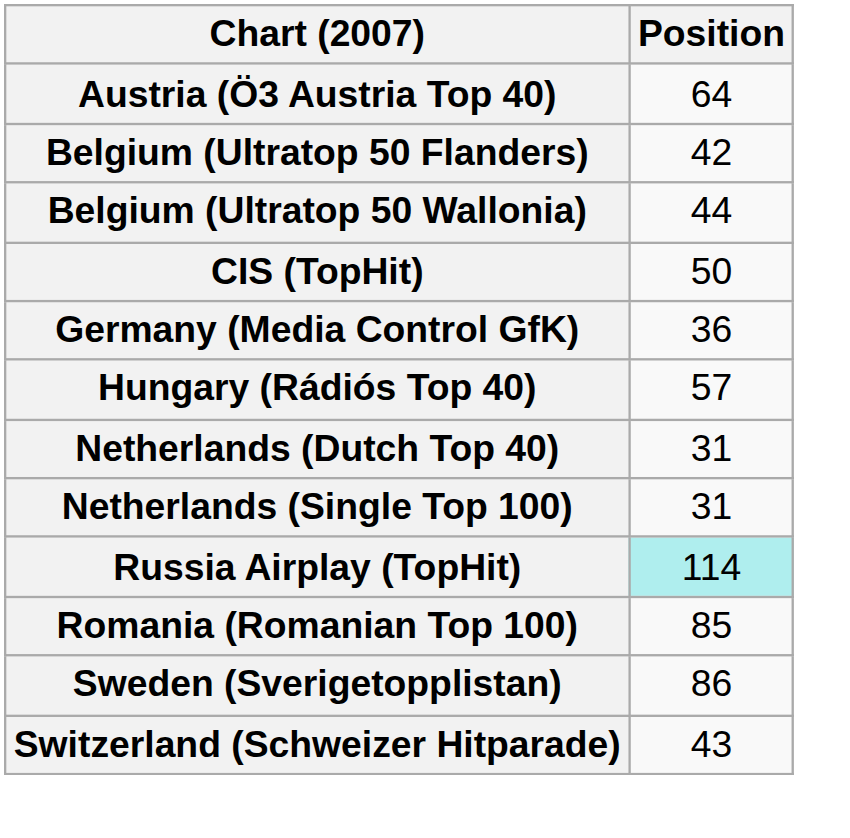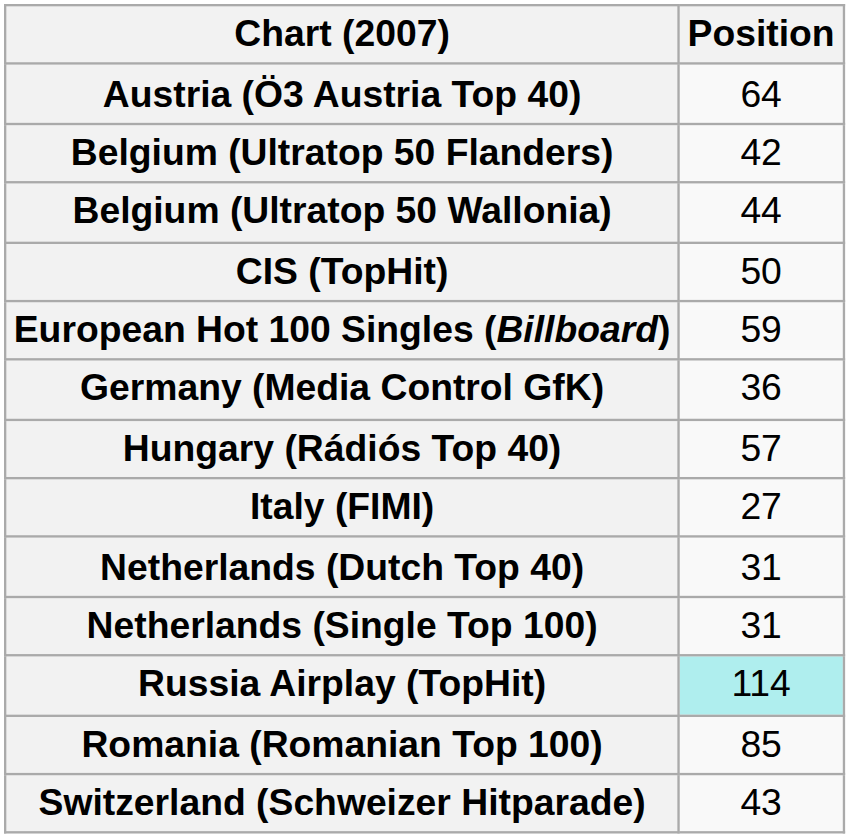+ row: (342, 329)
+ row: (342, 507)
- row: (317, 684)
